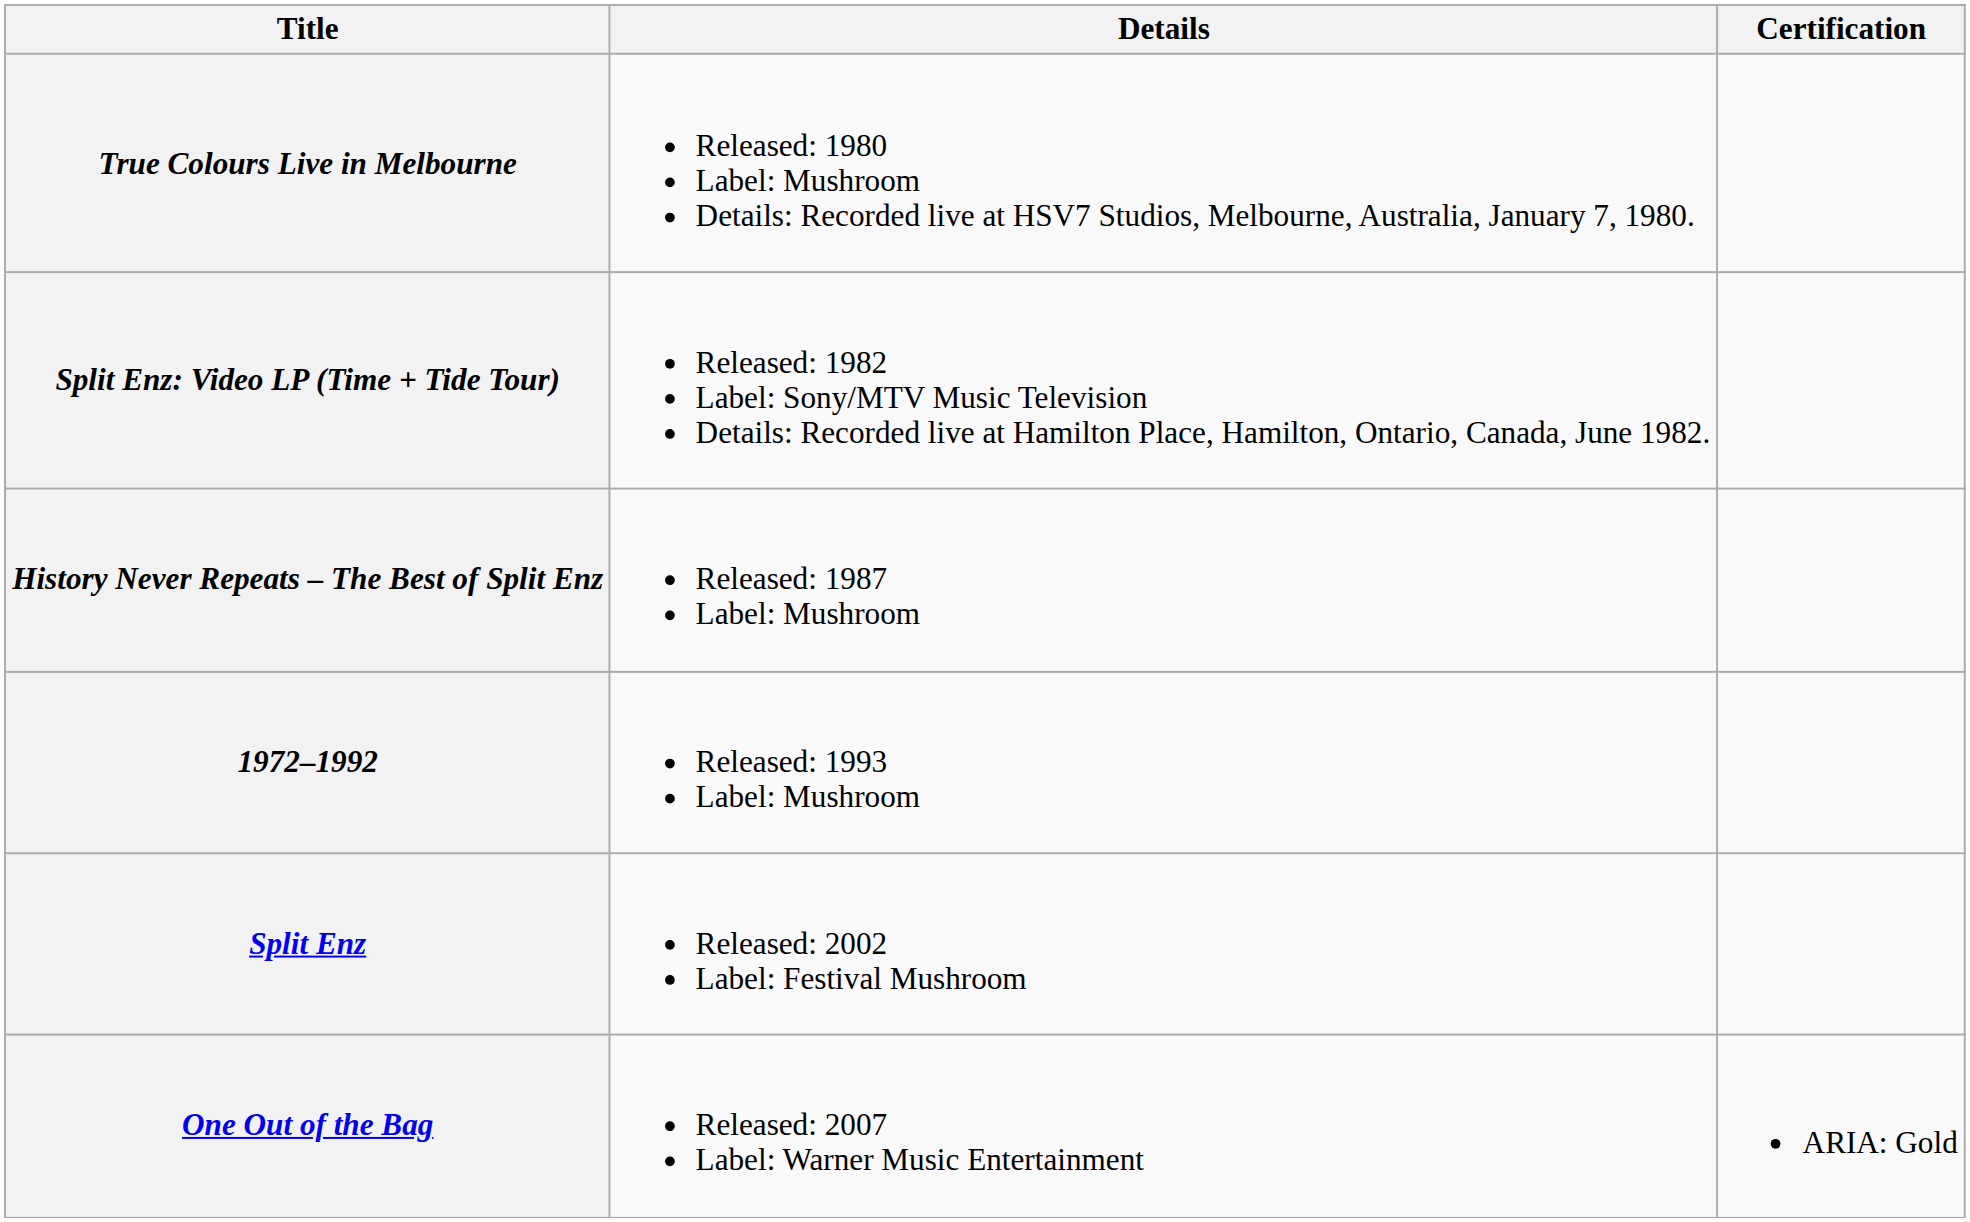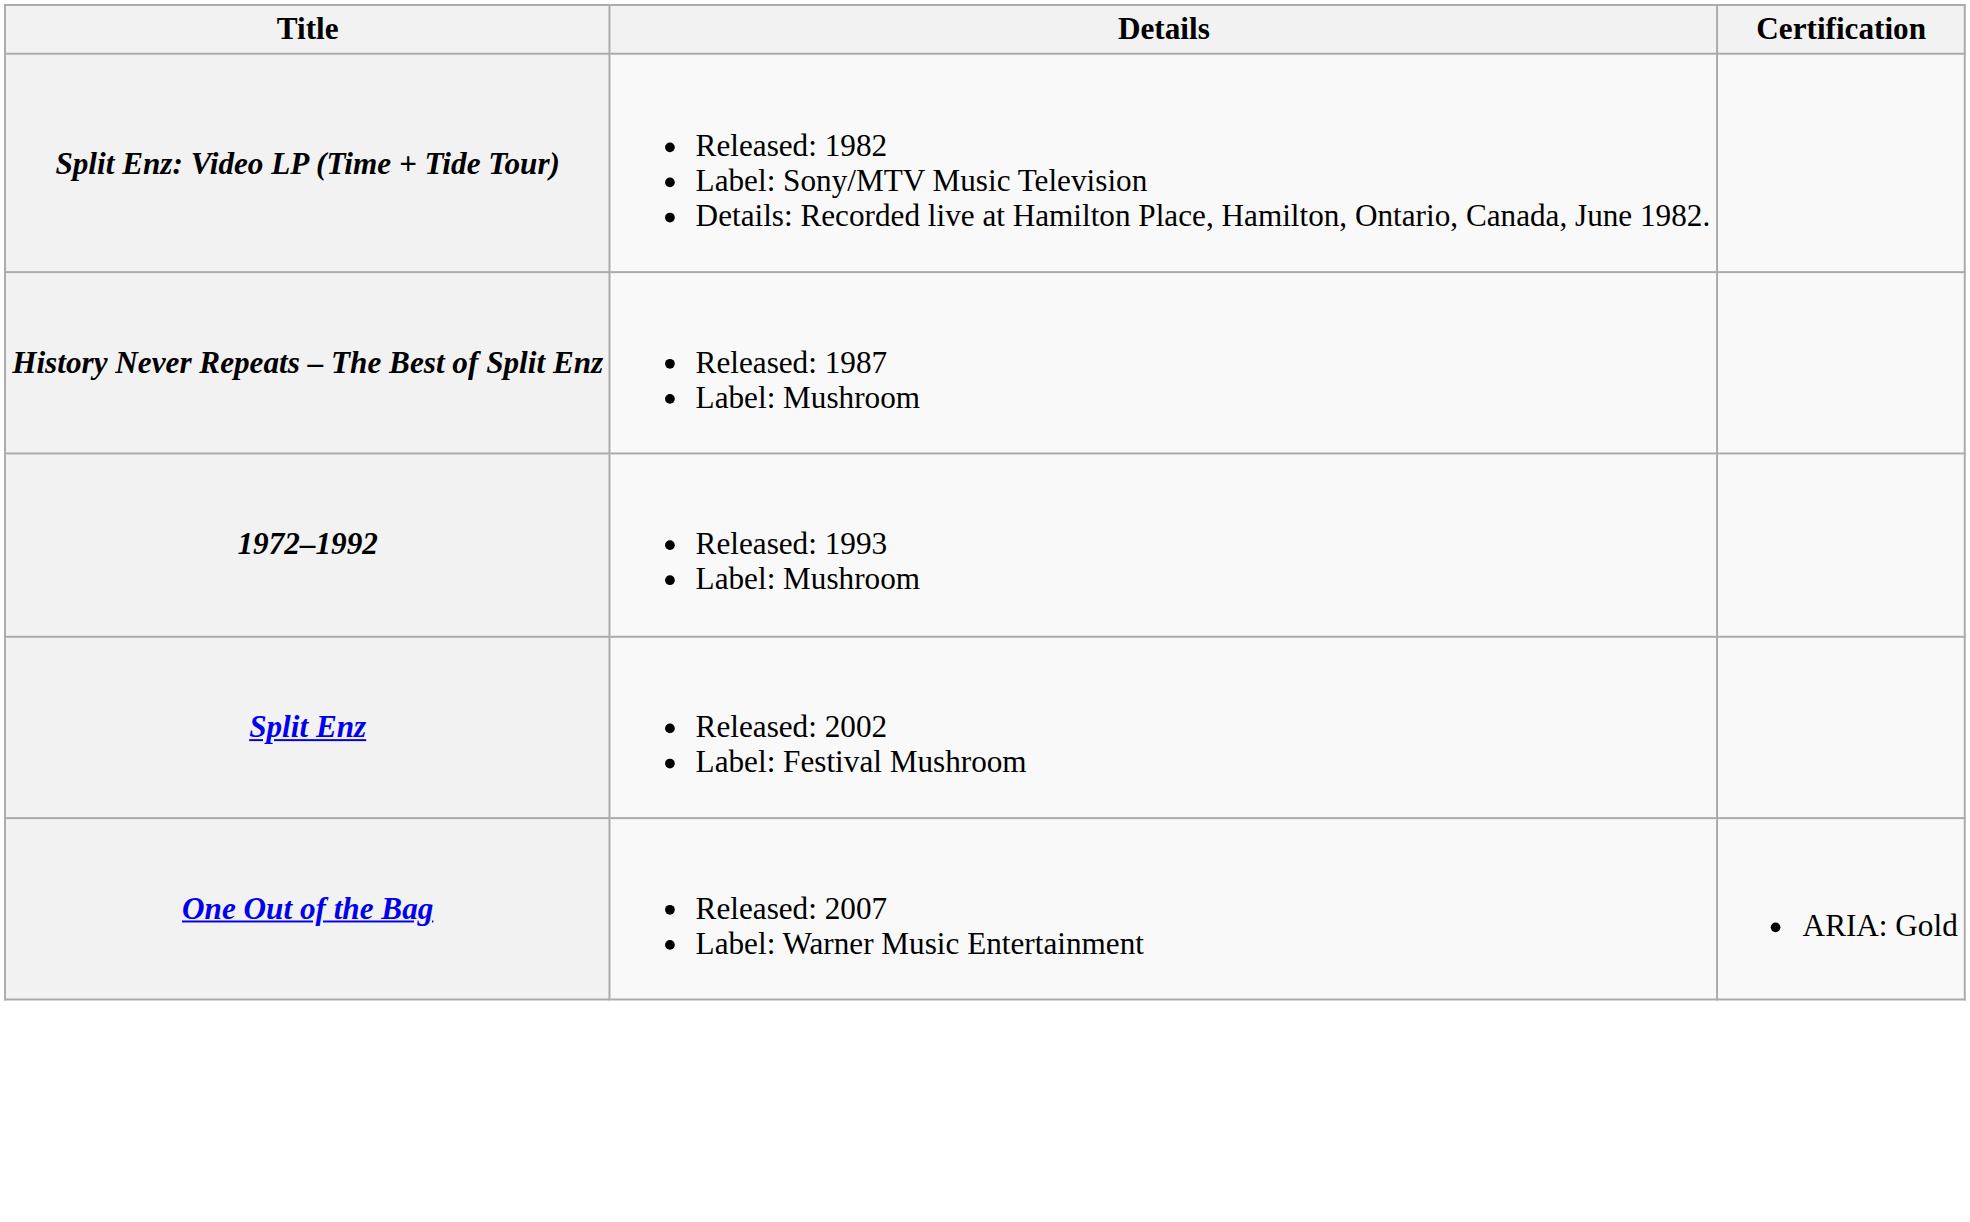- row: (308, 162)
